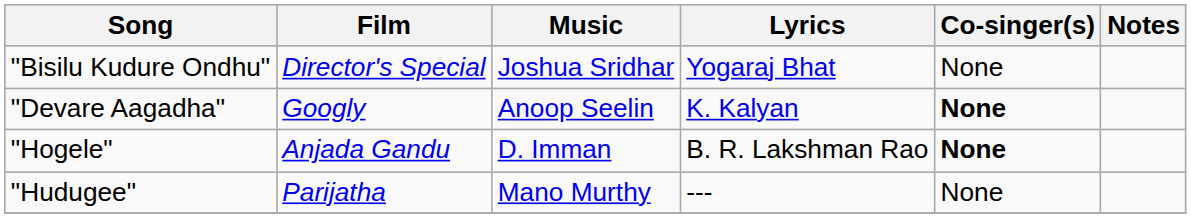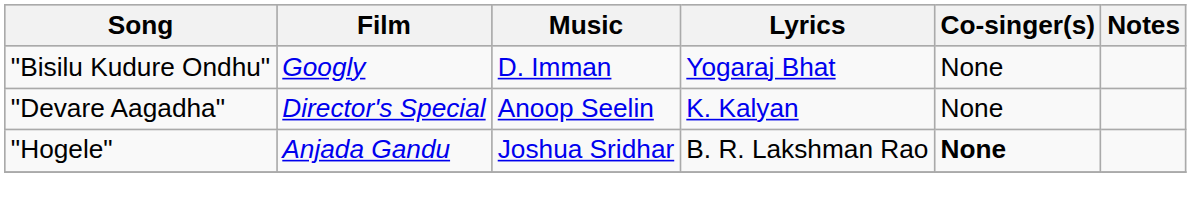(384, 66) Director's Special -> (324, 66) Googly
(586, 66) Joshua Sridhar -> (555, 66) D. Imman
(324, 108) Googly -> (384, 108) Director's Special
(973, 108) bold -> (972, 108) normal
(555, 150) D. Imman -> (586, 150) Joshua Sridhar
- row: (73, 191)
